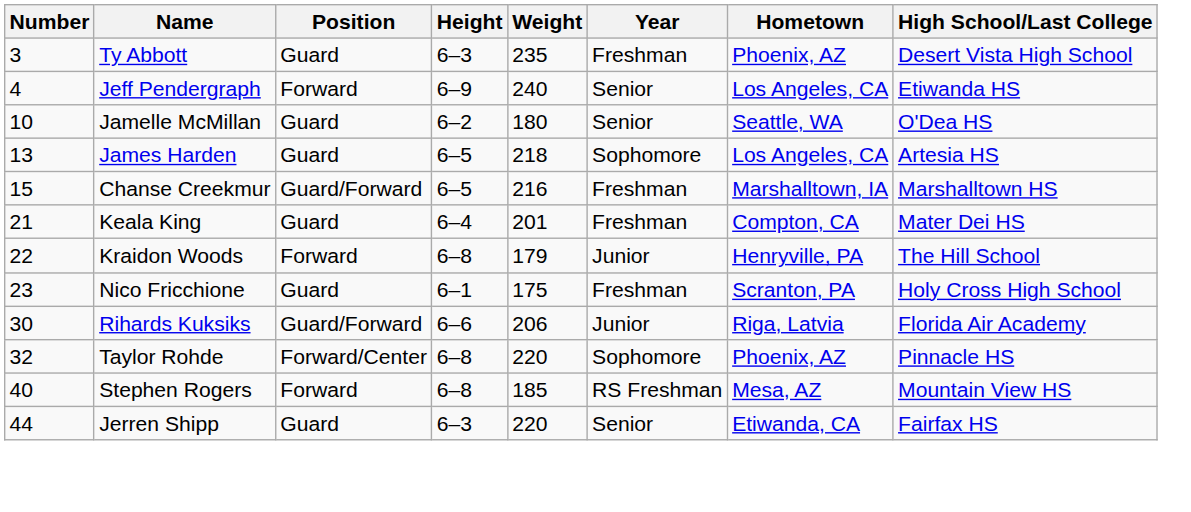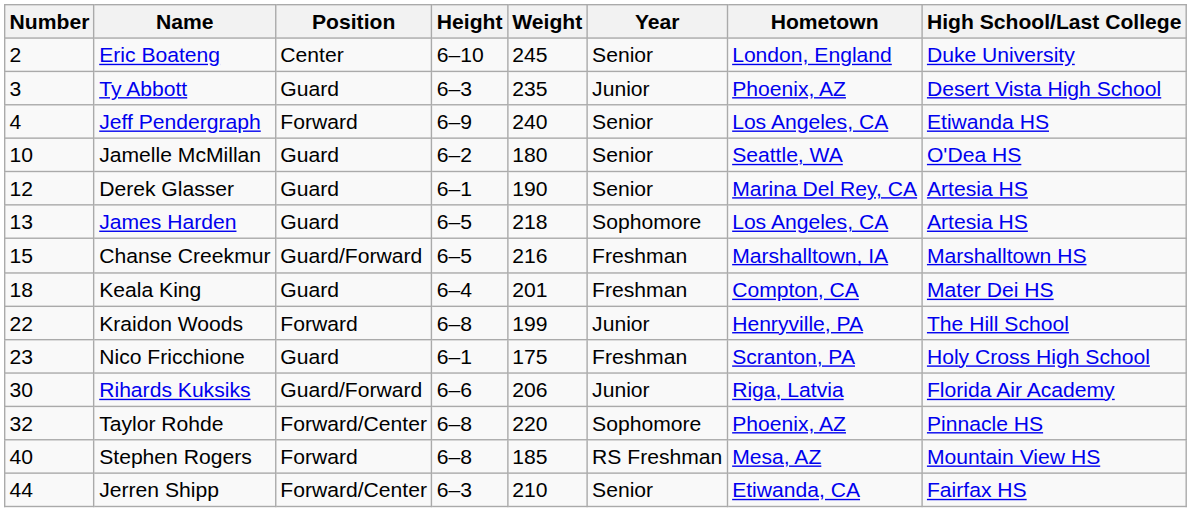+ row: (160, 55)
(640, 55) Freshman -> (621, 88) Junior
+ row: (167, 189)
(21, 222) 21 -> (21, 289) 18
(530, 256) 179 -> (530, 323) 199
(310, 423) Guard -> (354, 490) Forward/Center
(530, 423) 220 -> (530, 490) 210
